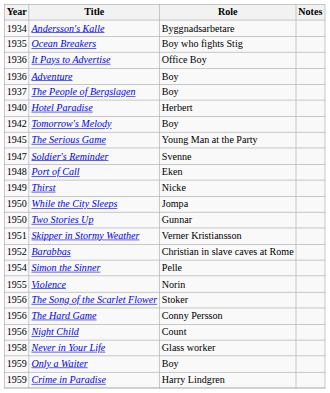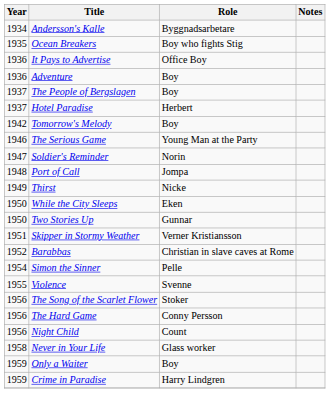(17, 108) 1940 -> (17, 108) 1937
(17, 140) 1945 -> (17, 140) 1946
(177, 156) Svenne -> (174, 156) Norin
(172, 172) Eken -> (175, 172) Jompa
(175, 204) Jompa -> (172, 204) Eken
(174, 284) Norin -> (177, 284) Svenne
